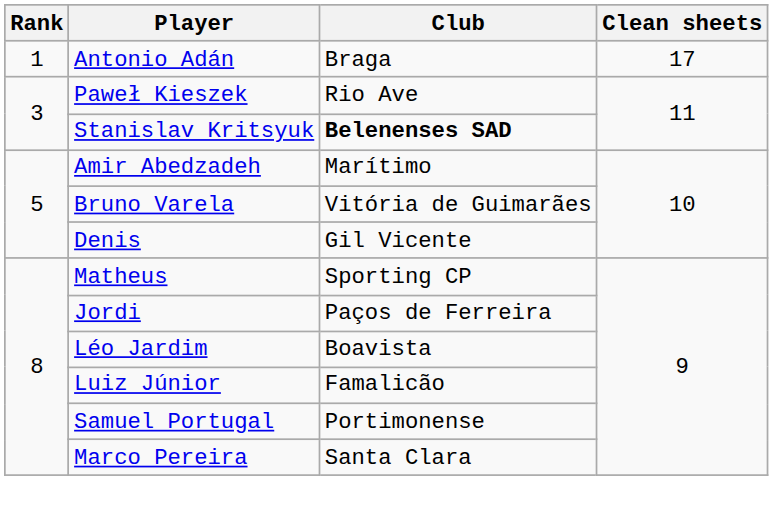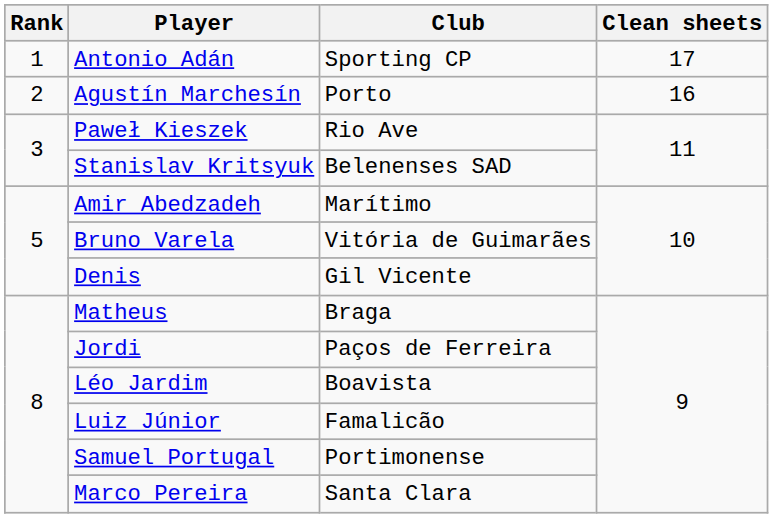(358, 59) Braga -> (398, 59) Sporting CP
+ row: (188, 95)
(418, 132) bold -> (418, 168) normal
(398, 277) Sporting CP -> (358, 313) Braga
